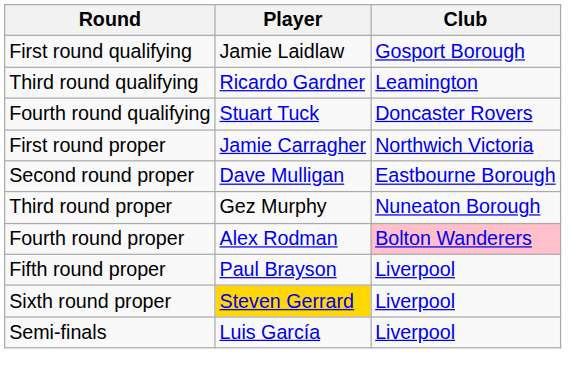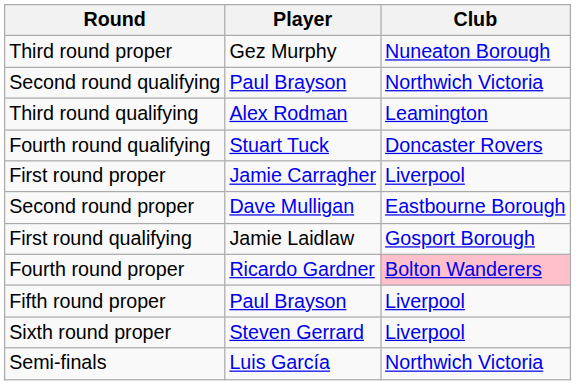rows swapped: (100, 51) <-> (91, 207)
+ row: (115, 82)
(292, 82) Ricardo Gardner -> (288, 113) Alex Rodman
(454, 144) Northwich Victoria -> (425, 176) Liverpool
(279, 238) Alex Rodman -> (302, 269) Ricardo Gardner
(287, 301) gold background -> (297, 332) no background
(415, 332) Liverpool -> (464, 363) Northwich Victoria
